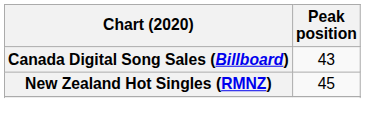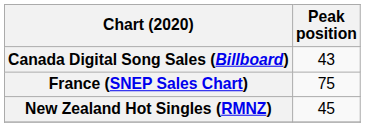+ row: (148, 84)
